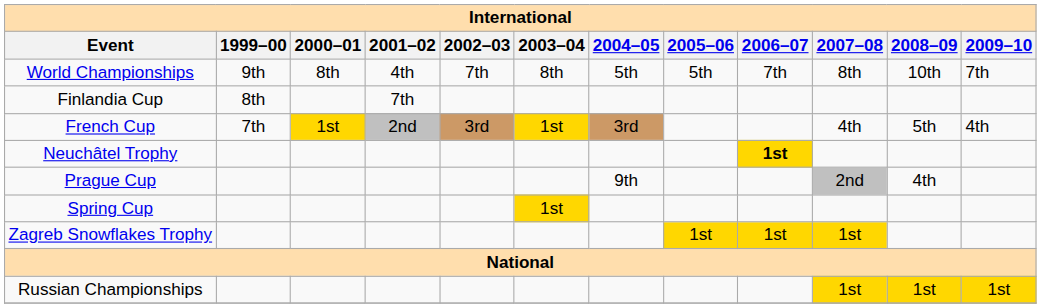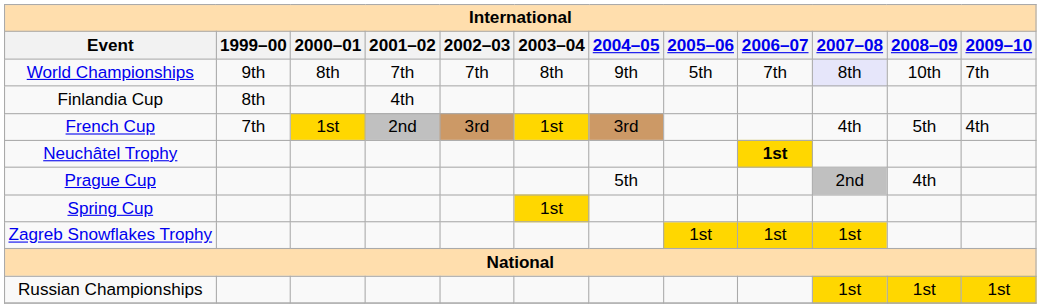(402, 72) 4th -> (402, 72) 7th
(626, 72) 5th -> (626, 72) 9th
(850, 72) no background -> (850, 72) lavender background
(402, 99) 7th -> (402, 99) 4th
(626, 180) 9th -> (626, 180) 5th
